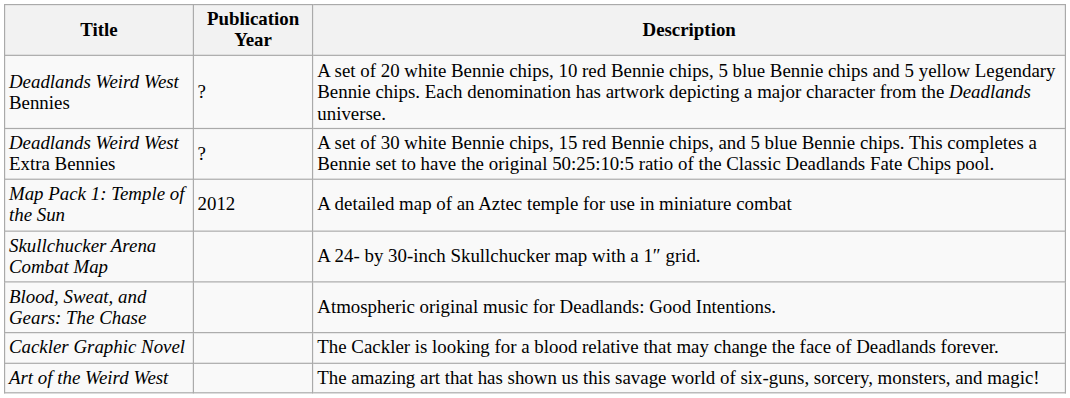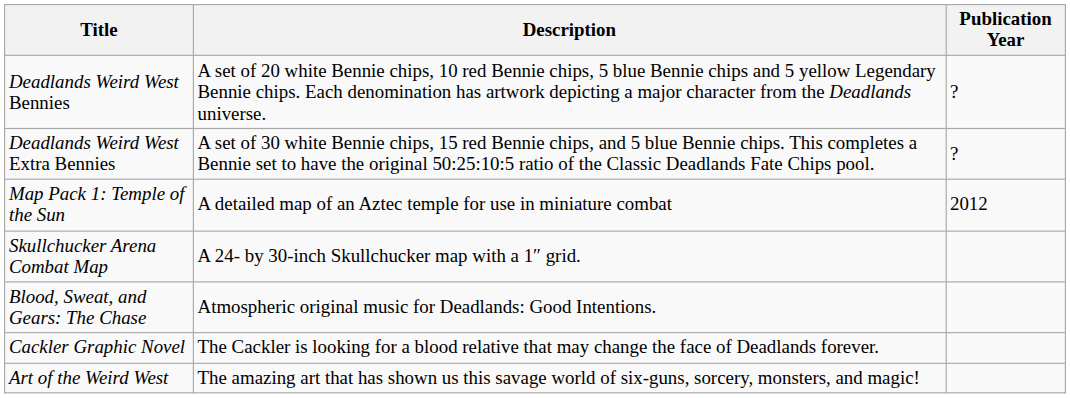columns swapped: (689, 30) <-> (253, 30)
